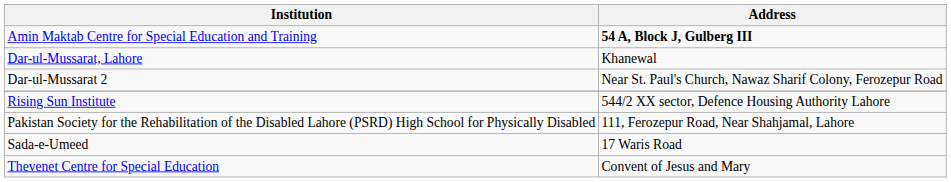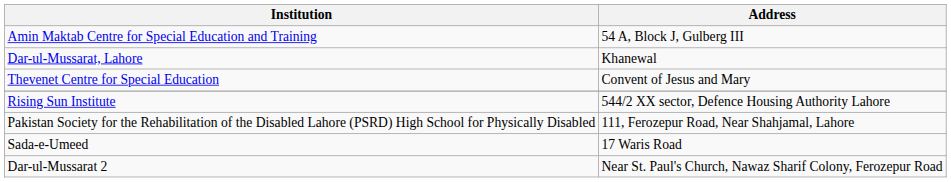(677, 36) bold -> (673, 36) normal
rows swapped: (57, 79) <-> (113, 166)
